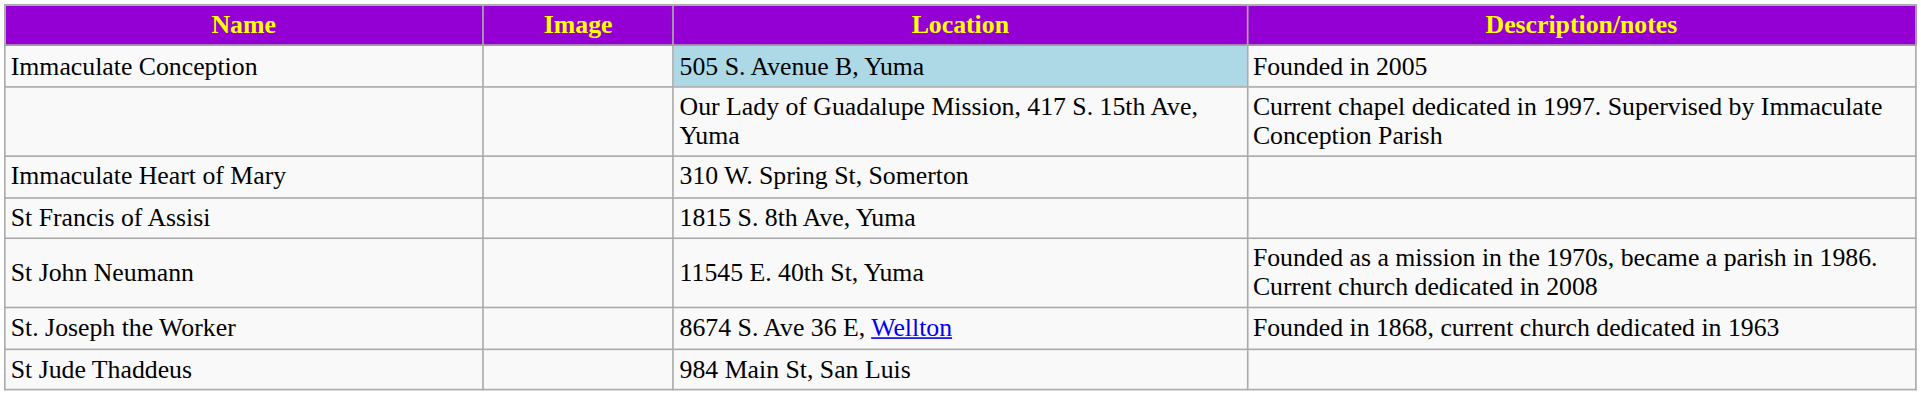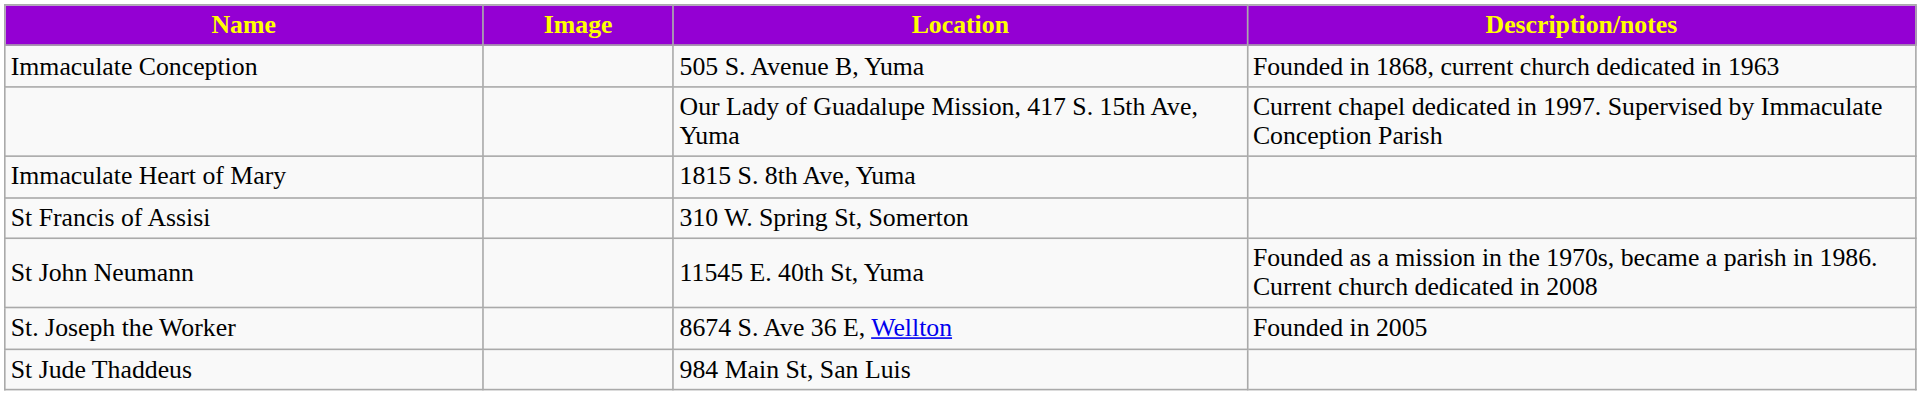(802, 65) lightblue background -> (802, 65) no background
(1340, 65) Founded in 2005 -> (1516, 65) Founded in 1868, current church dedicated in 1963
(824, 176) 310 W. Spring St, Somerton -> (798, 176) 1815 S. 8th Ave, Yuma
(798, 217) 1815 S. 8th Ave, Yuma -> (824, 217) 310 W. Spring St, Somerton
(1516, 328) Founded in 1868, current church dedicated in 1963 -> (1340, 328) Founded in 2005
